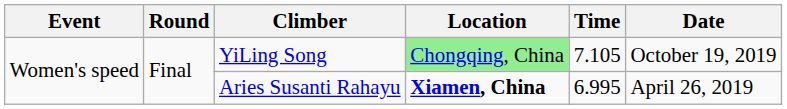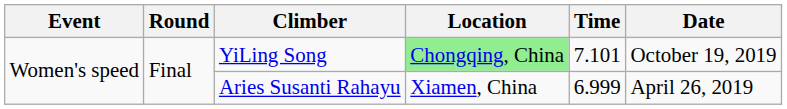(597, 54) 7.105 -> (597, 54) 7.101
(478, 87) bold -> (474, 87) normal
(597, 87) 6.995 -> (597, 87) 6.999
